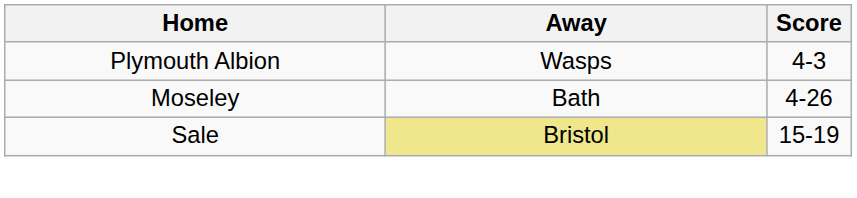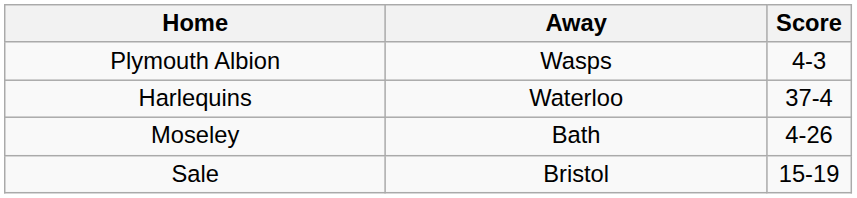+ row: (195, 98)
(576, 135) khaki background -> (576, 173) no background
